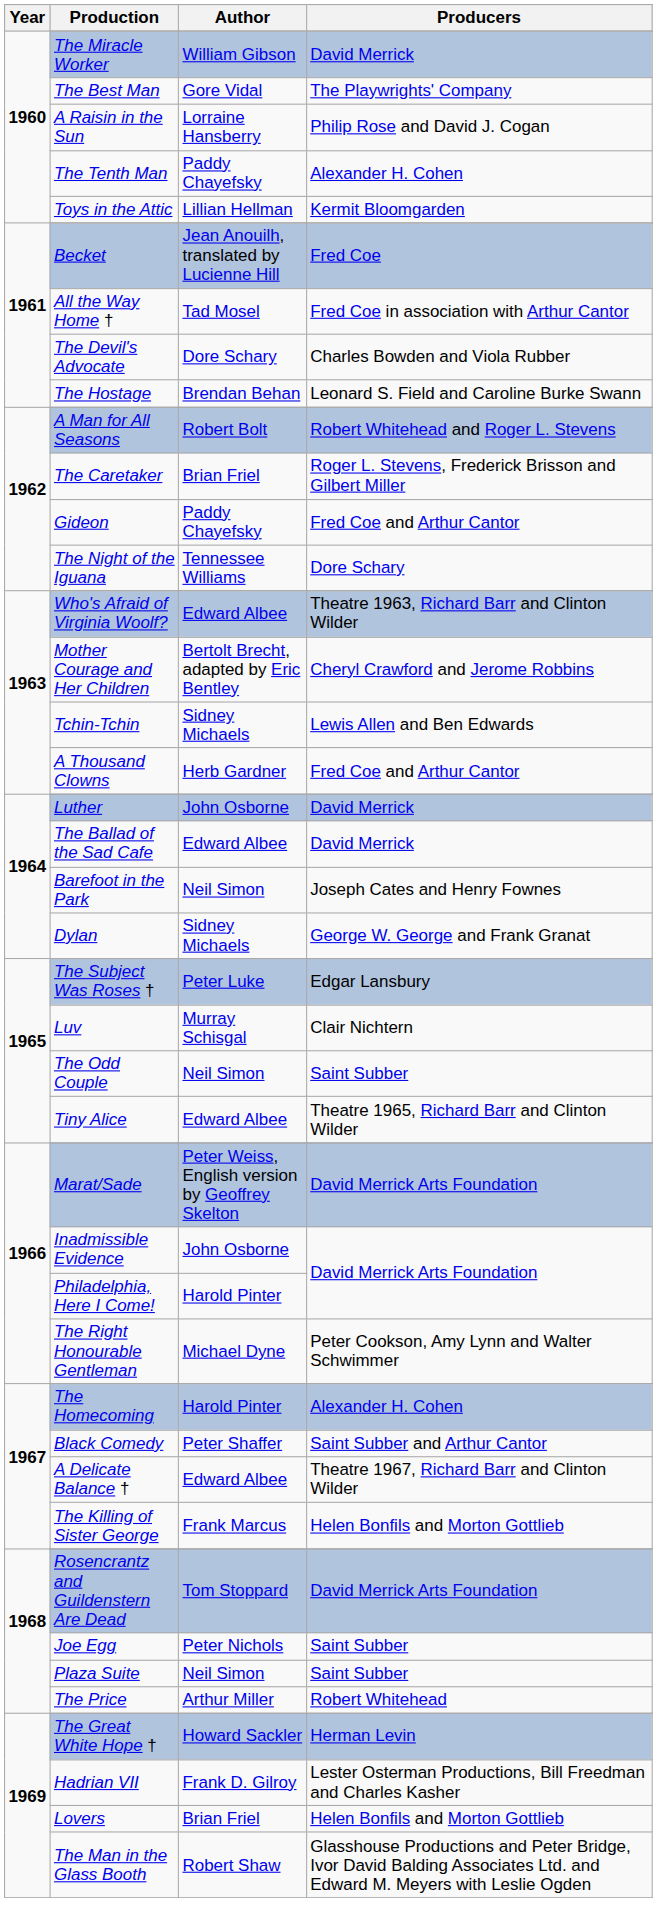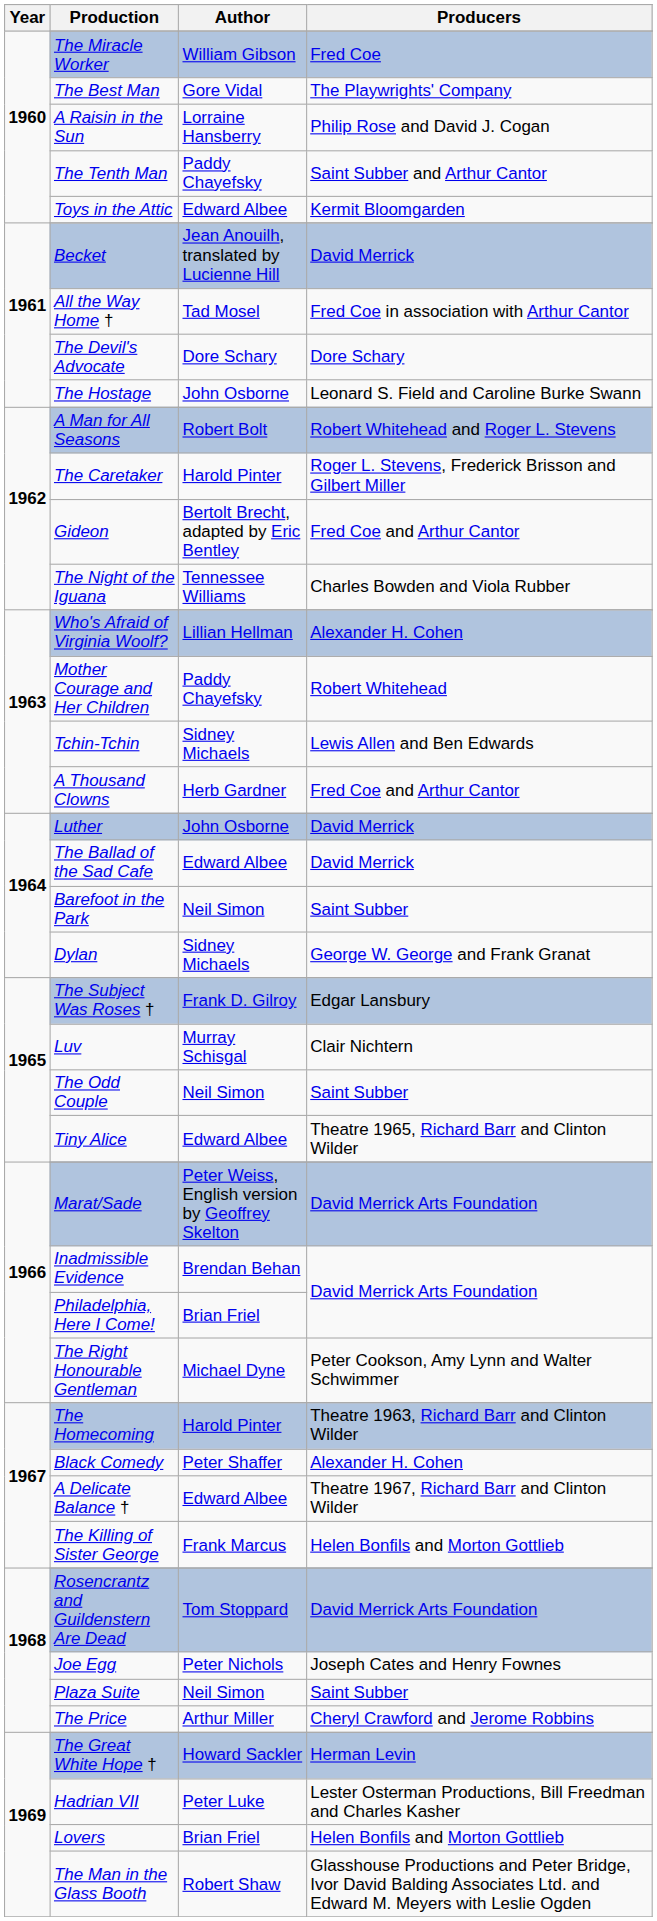(362, 54) David Merrick -> (346, 54) Fred Coe
(387, 173) Alexander H. Cohen -> (429, 173) Saint Subber and Arthur Cantor
(238, 209) Lillian Hellman -> (235, 209) Edward Albee
(346, 255) Fred Coe -> (362, 255) David Merrick
(440, 357) Charles Bowden and Viola Rubber -> (357, 357) Dore Schary
(241, 393) Brendan Behan -> (236, 393) John Osborne
(221, 476) Brian Friel -> (232, 476) Harold Pinter
(222, 521) Paddy Chayefsky -> (241, 531) Bertolt Brecht, adapted by Eric Bentley
(357, 567) Dore Schary -> (440, 587) Charles Bowden and Viola Rubber
(235, 613) Edward Albee -> (238, 633) Lillian Hellman
(458, 613) Theatre 1963, Richard Barr and Clinton Wilder -> (387, 633) Alexander H. Cohen
(241, 669) Bertolt Brecht, adapted by Eric Bentley -> (222, 688) Paddy Chayefsky
(452, 669) Cheryl Crawford and Jerome Robbins -> (379, 688) Robert Whitehead
(436, 889) Joseph Cates and Henry Fownes -> (359, 908) Saint Subber
(223, 981) Peter Luke -> (239, 1000) Frank D. Gilroy
(236, 1249) John Osborne -> (241, 1268) Brendan Behan
(232, 1295) Harold Pinter -> (221, 1314) Brian Friel
(387, 1406) Alexander H. Cohen -> (458, 1425) Theatre 1963, Richard Barr and Clinton Wilder
(429, 1443) Saint Subber and Arthur Cantor -> (387, 1462) Alexander H. Cohen
(359, 1646) Saint Subber -> (436, 1665) Joseph Cates and Henry Fownes
(379, 1700) Robert Whitehead -> (452, 1719) Cheryl Crawford and Jerome Robbins
(239, 1782) Frank D. Gilroy -> (223, 1801) Peter Luke
